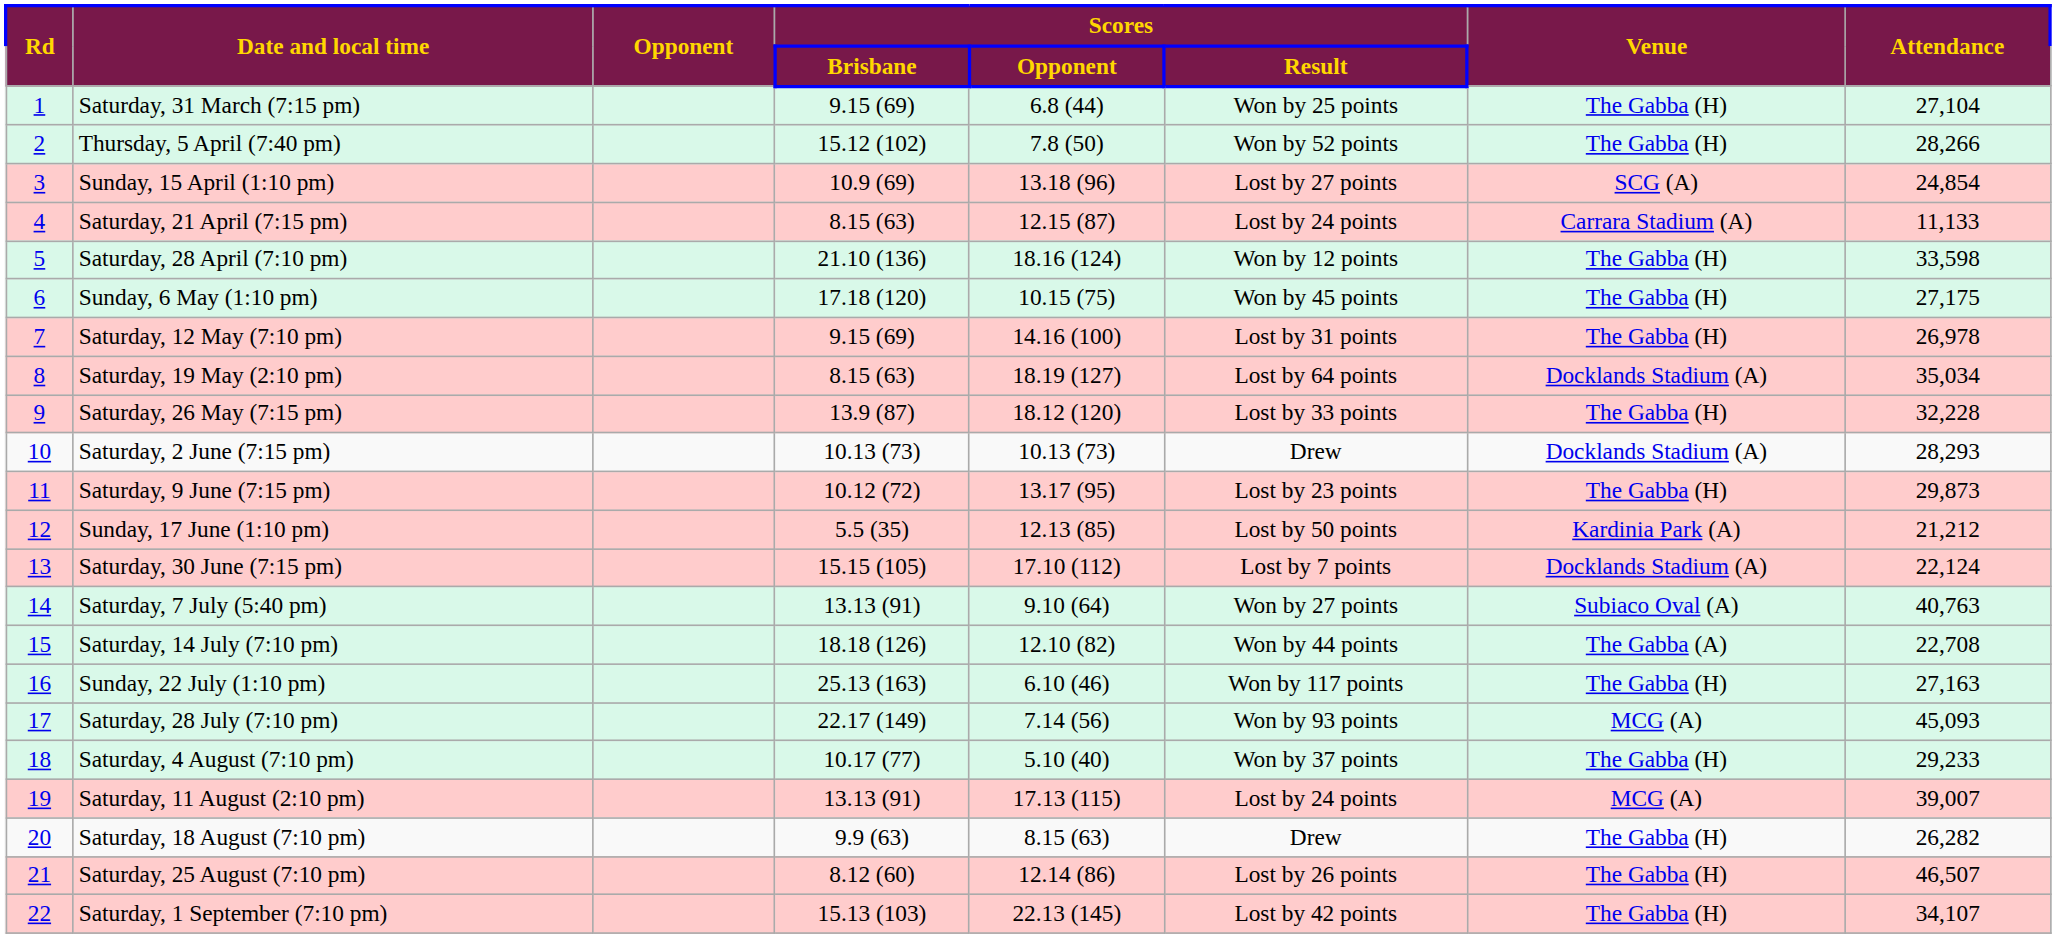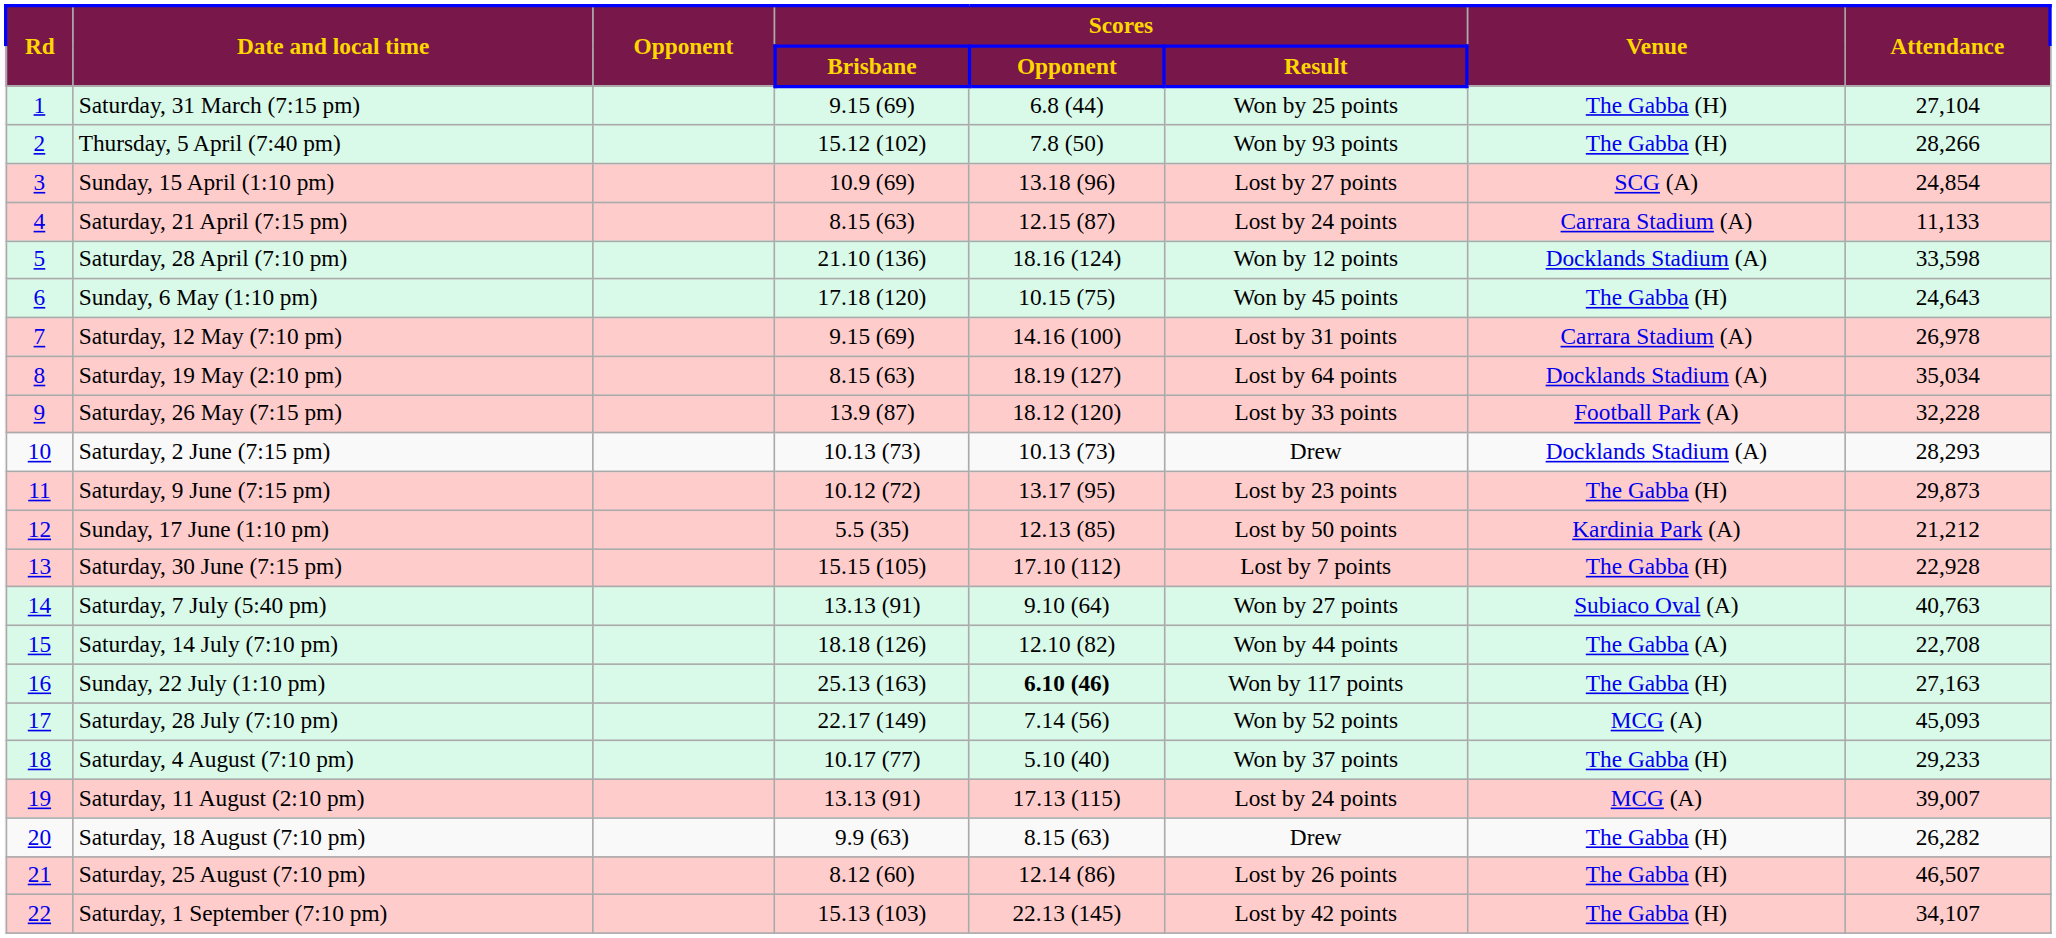(1316, 144) Won by 52 points -> (1316, 144) Won by 93 points
(1656, 259) The Gabba (H) -> (1656, 259) Docklands Stadium (A)
(1948, 298) 27,175 -> (1948, 298) 24,643
(1656, 336) The Gabba (H) -> (1656, 336) Carrara Stadium (A)
(1656, 413) The Gabba (H) -> (1656, 413) Football Park (A)
(1656, 567) Docklands Stadium (A) -> (1656, 567) The Gabba (H)
(1948, 567) 22,124 -> (1948, 567) 22,928
(1067, 683) normal -> (1067, 683) bold
(1316, 721) Won by 93 points -> (1316, 721) Won by 52 points
